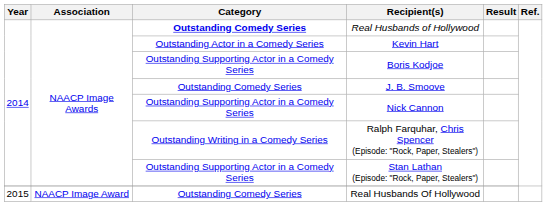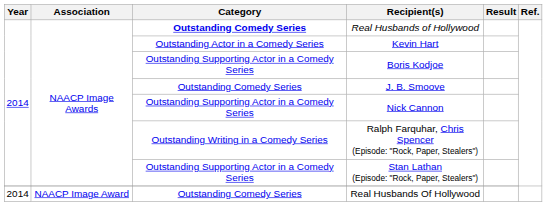(18, 194) 2015 -> (18, 194) 2014
